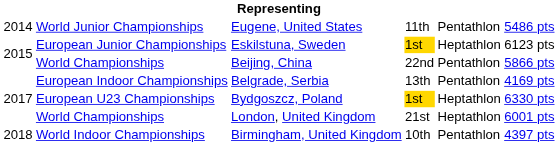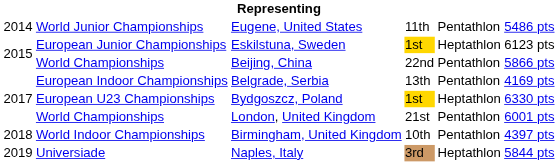(469, 117) Heptathlon -> (469, 117) Pentathlon
+ row: (267, 153)
